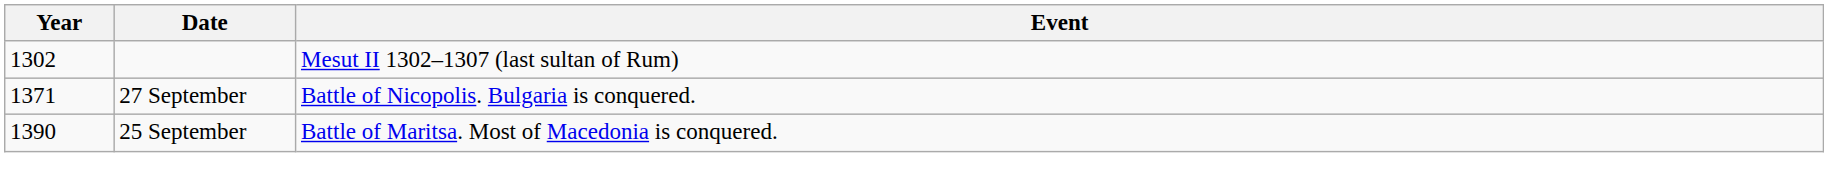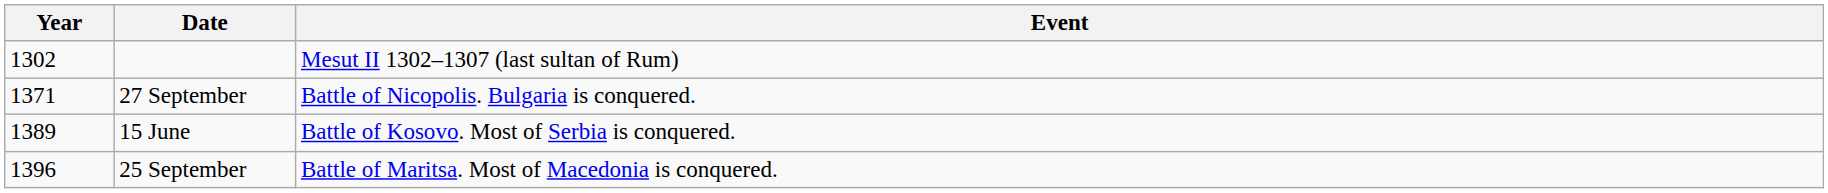+ row: (155, 132)
(33, 132) 1390 -> (33, 168) 1396
